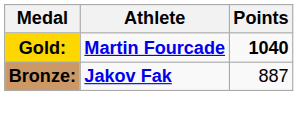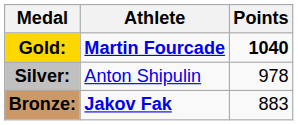+ row: (42, 76)
(274, 76) 887 -> (274, 104) 883
